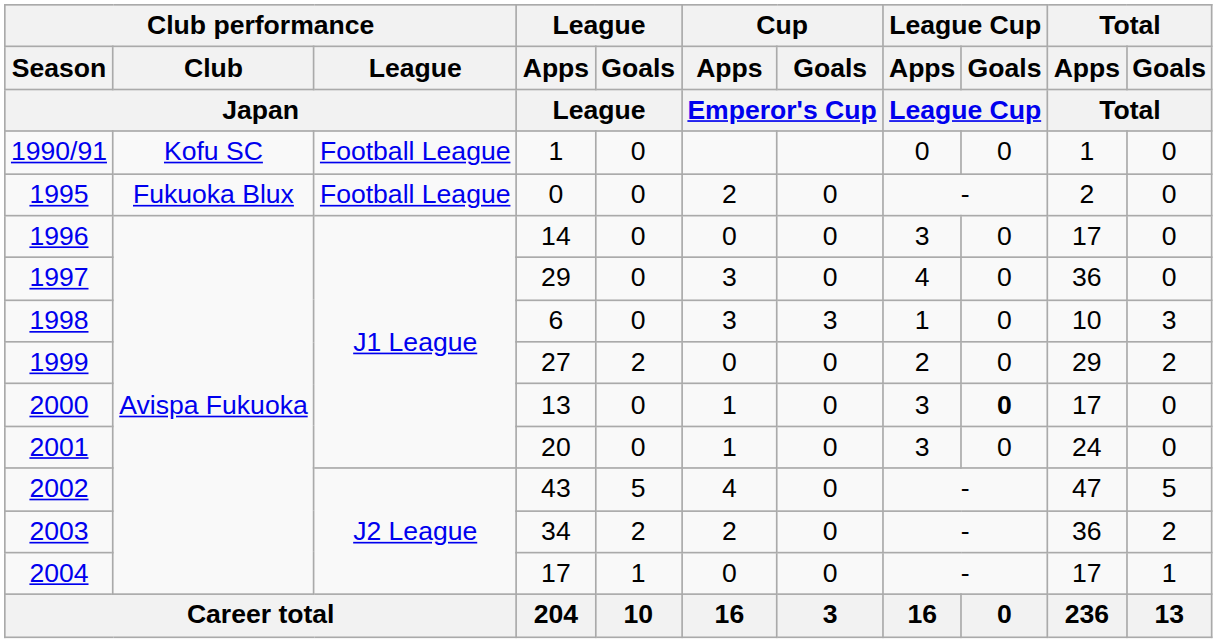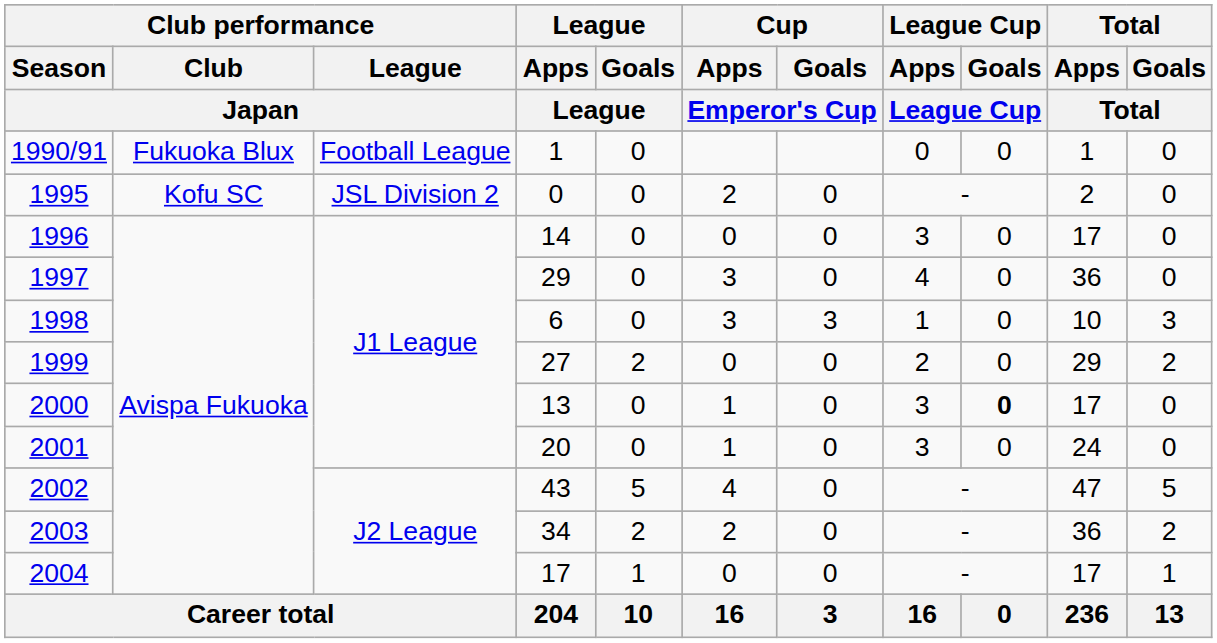(213, 151) Kofu SC -> (213, 151) Fukuoka Blux
(213, 194) Fukuoka Blux -> (213, 194) Kofu SC
(415, 194) Football League -> (415, 194) JSL Division 2
